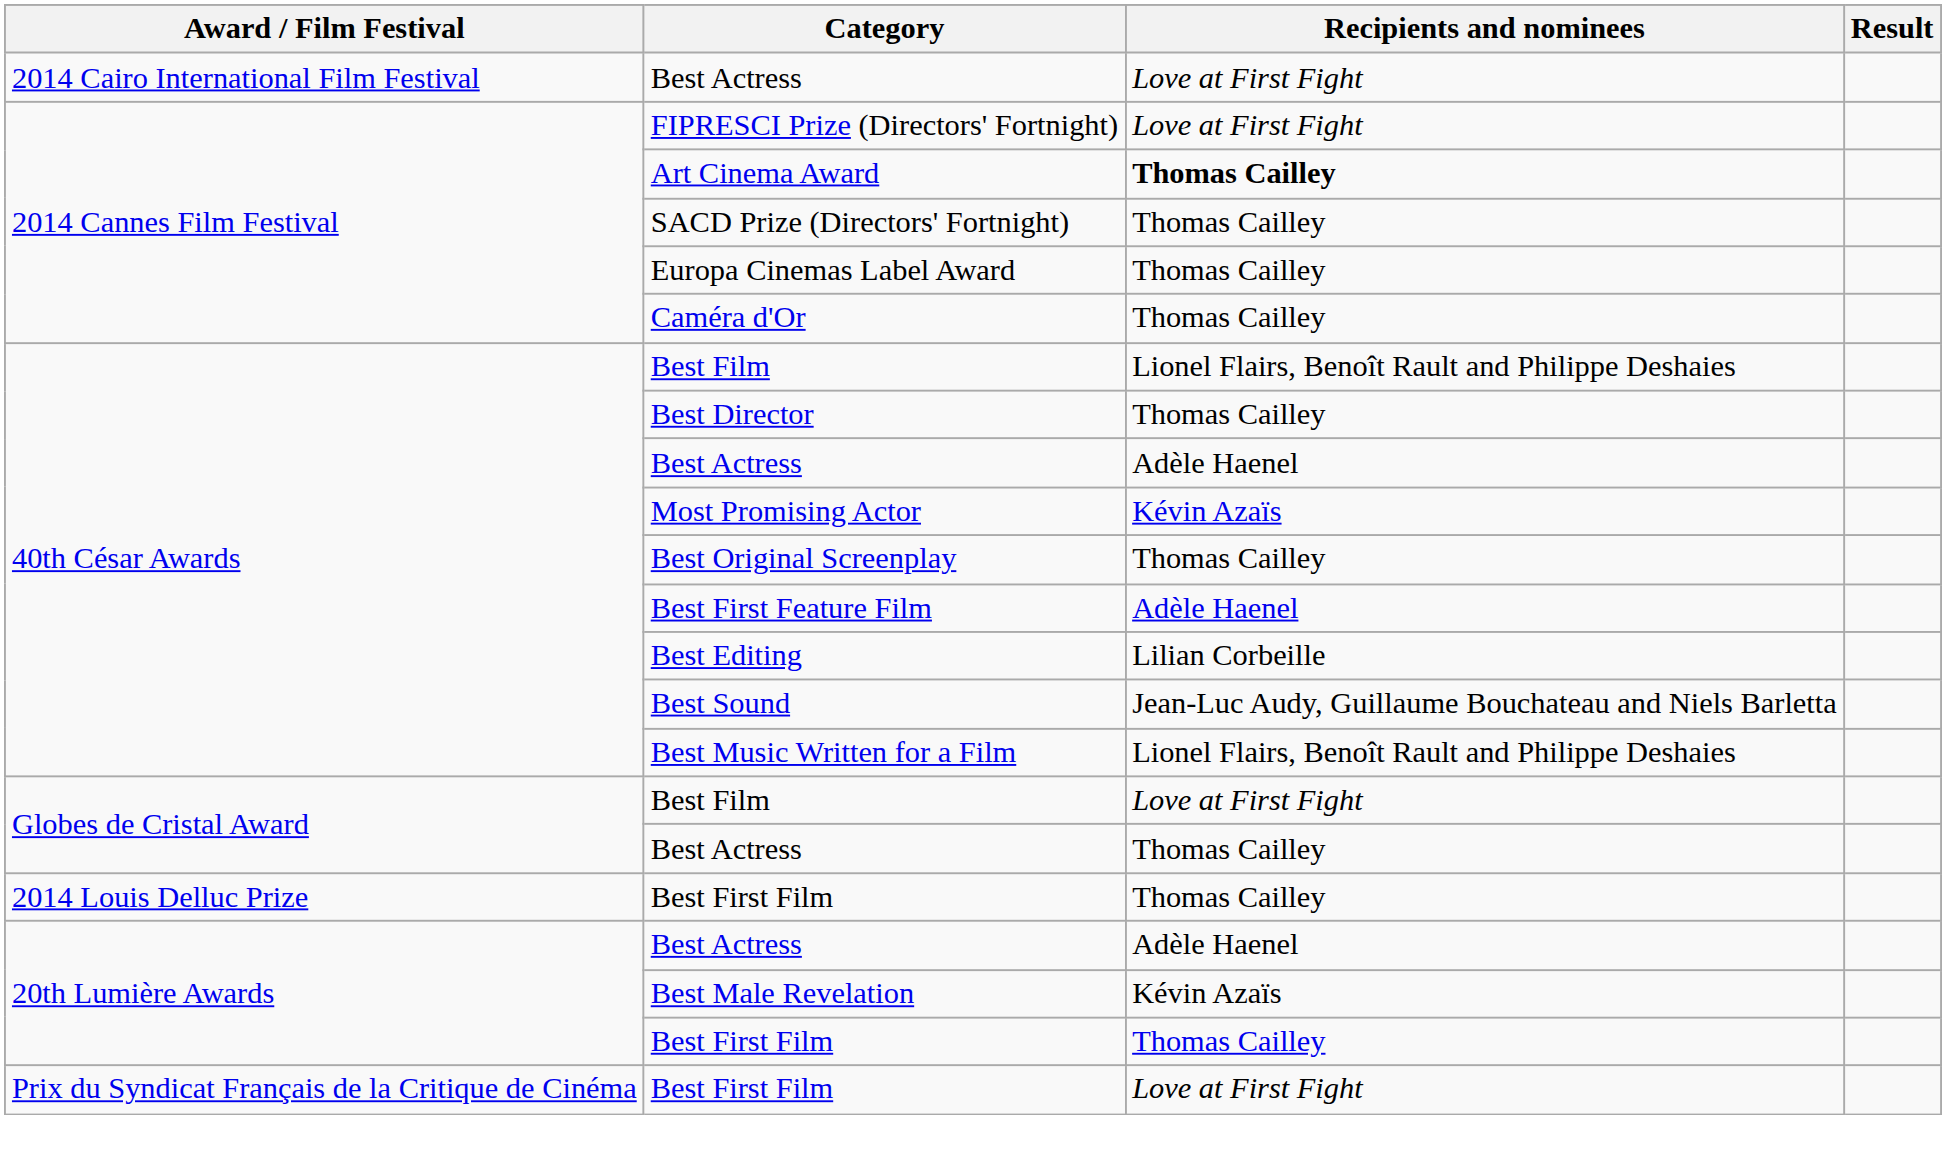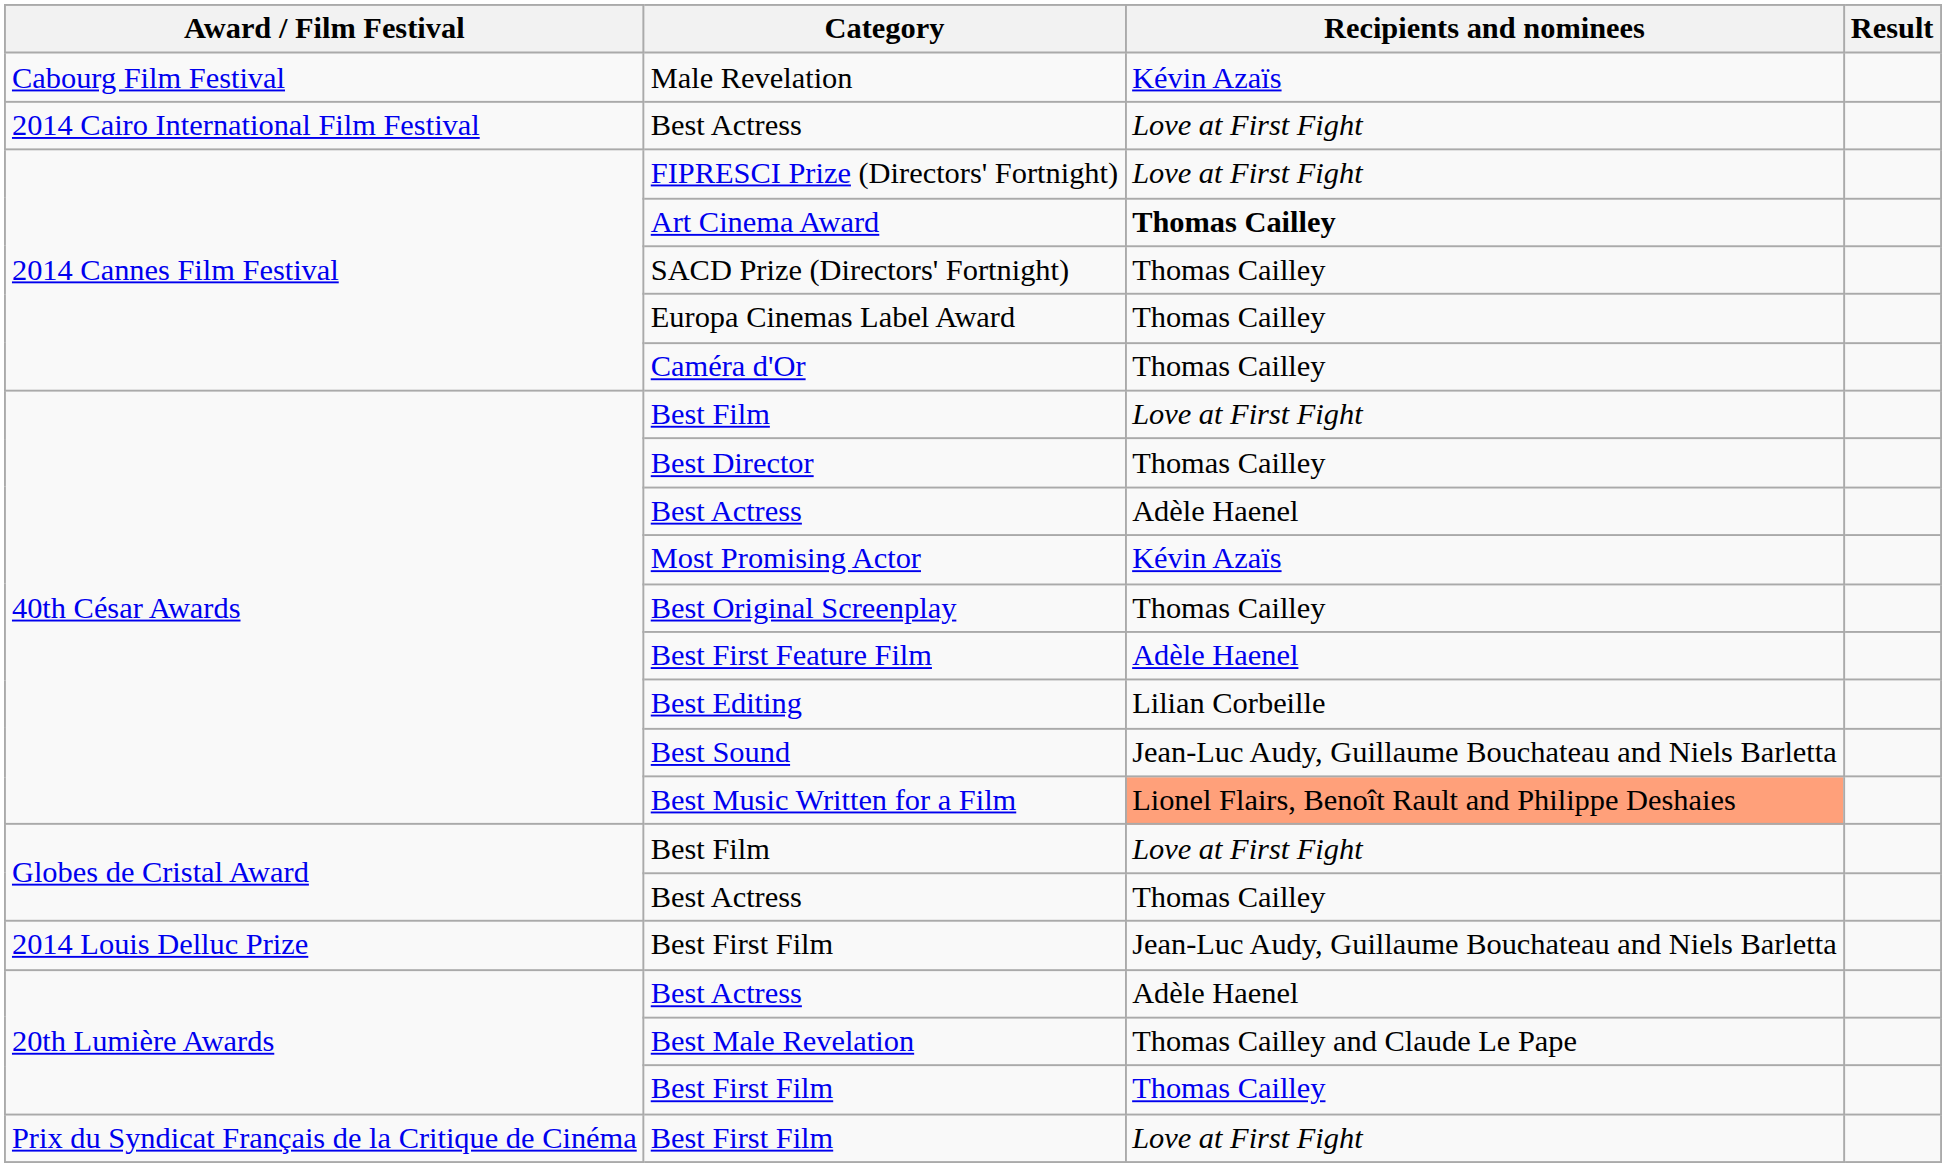+ row: (148, 76)
(1434, 366) Lionel Flairs, Benoît Rault and Philippe Deshaies -> (1247, 414) Love at First Fight
(1434, 751) no background -> (1434, 800) lightsalmon background
(1229, 896) Thomas Cailley -> (1484, 944) Jean-Luc Audy, Guillaume Bouchateau and Niels Barletta
(1207, 992) Kévin Azaïs -> (1355, 1041) Thomas Cailley and Claude Le Pape
